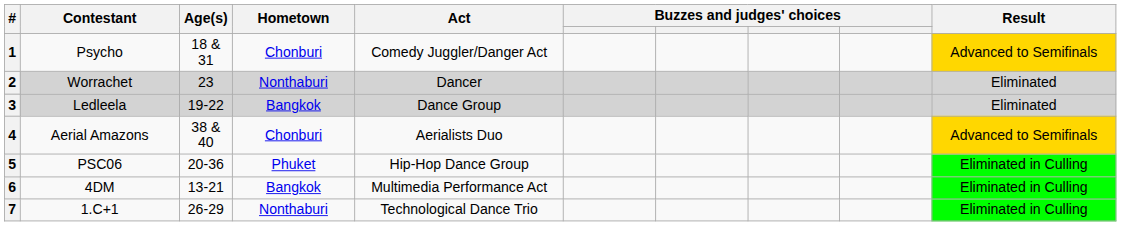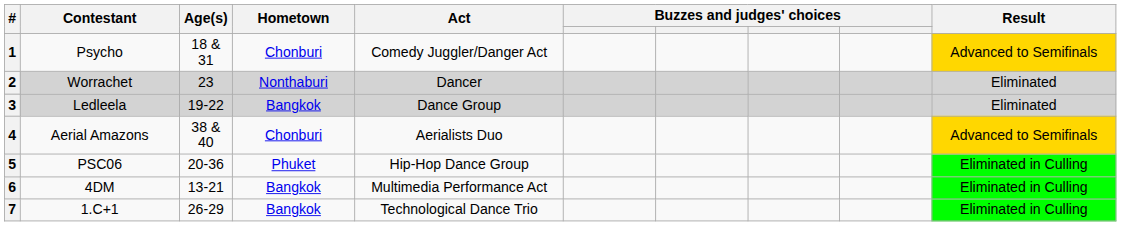(293, 210) Nonthaburi -> (293, 210) Bangkok
